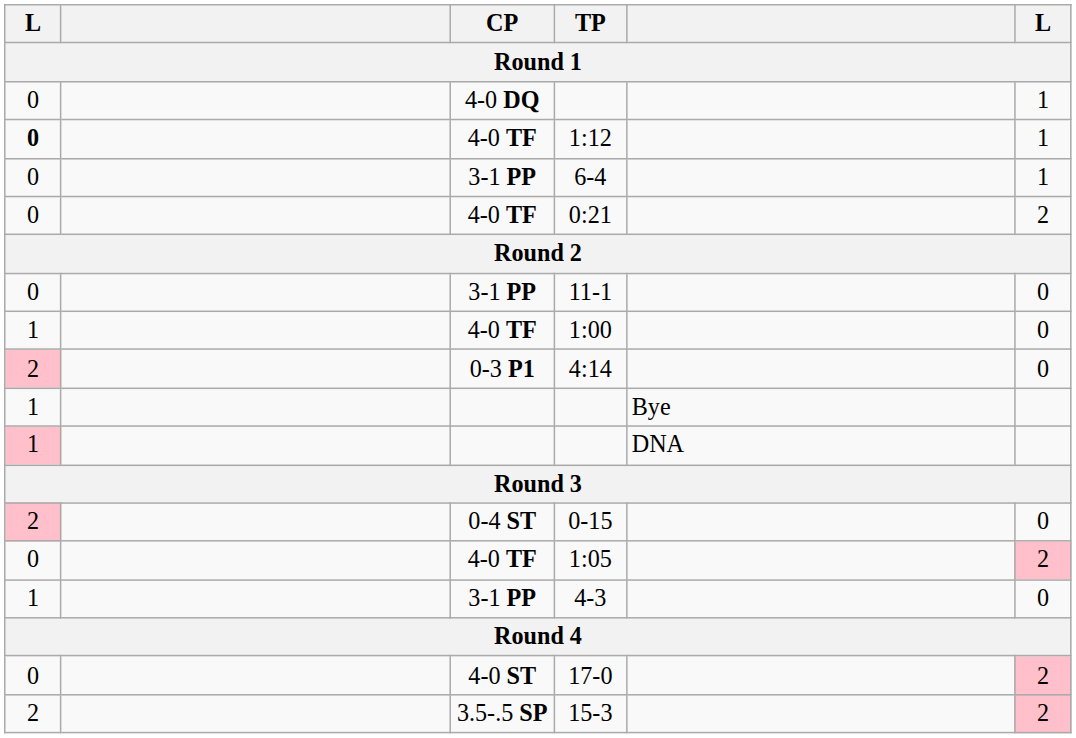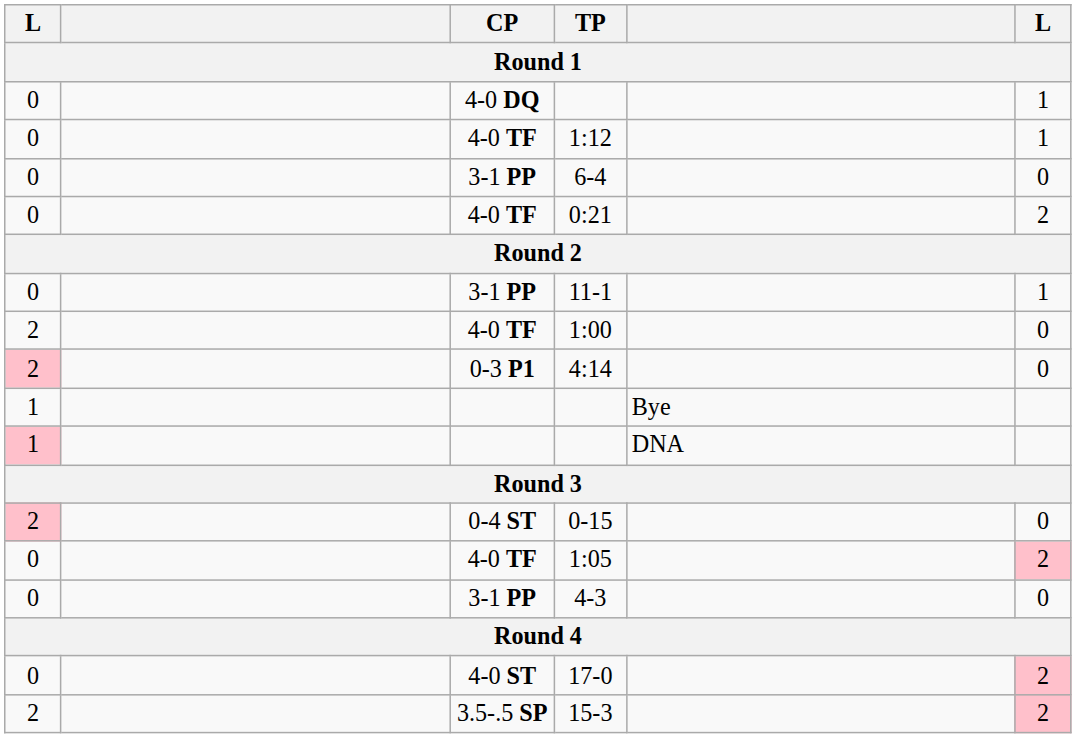(33, 138) bold -> (33, 138) normal
(1043, 176) 1 -> (1043, 176) 0
(1043, 291) 0 -> (1043, 291) 1
(33, 330) 1 -> (33, 330) 2
(33, 598) 1 -> (33, 598) 0
